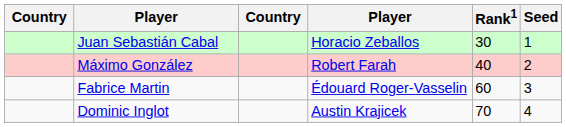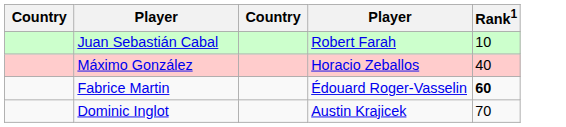- column: (541, 17)
(365, 42) Horacio Zeballos -> (354, 42) Robert Farah
(483, 42) 30 -> (483, 42) 10
(354, 65) Robert Farah -> (365, 65) Horacio Zeballos
(483, 88) normal -> (483, 88) bold
